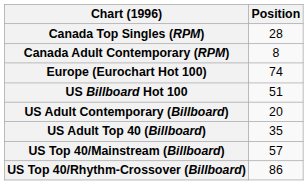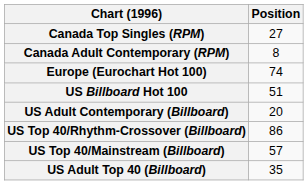(276, 33) 28 -> (276, 33) 27
rows swapped: (127, 131) <-> (127, 170)
